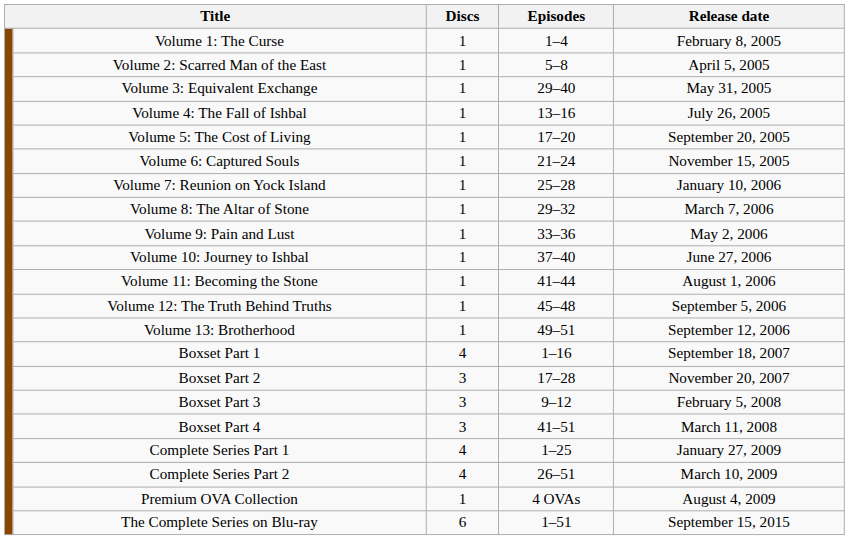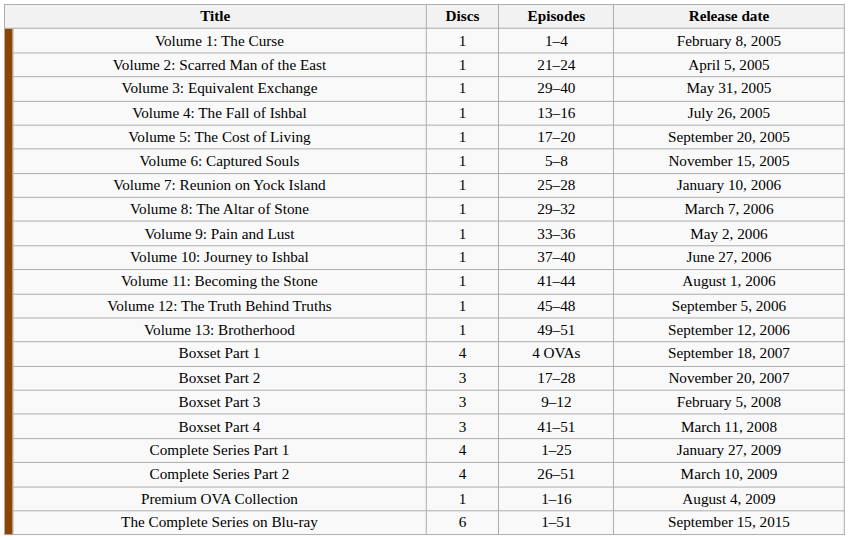(556, 64) 5–8 -> (556, 64) 21–24
(556, 161) 21–24 -> (556, 161) 5–8
(556, 354) 1–16 -> (556, 354) 4 OVAs
(556, 498) 4 OVAs -> (556, 498) 1–16
